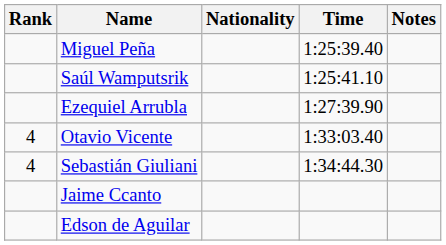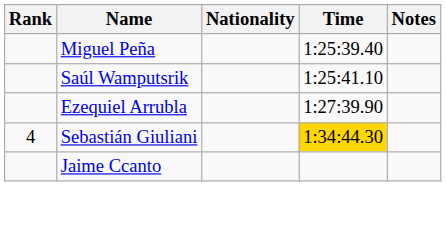- row: (116, 136)
(343, 166) no background -> (343, 136) gold background
- row: (125, 225)
